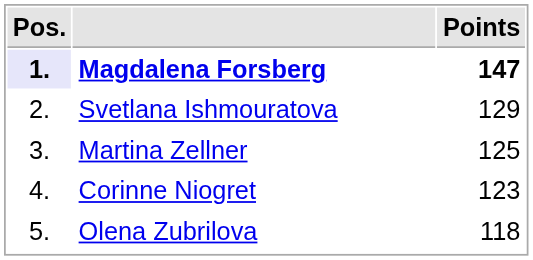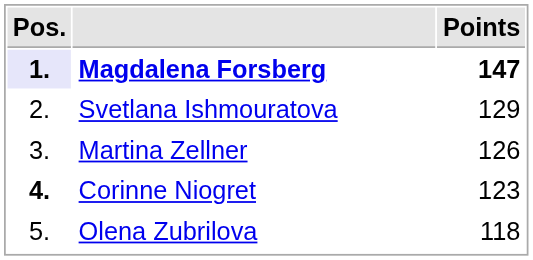(499, 150) 125 -> (499, 150) 126
(40, 191) normal -> (40, 191) bold
